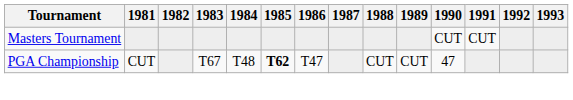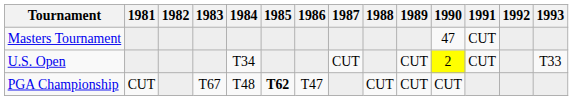(448, 38) CUT -> (448, 38) 47
+ row: (37, 61)
(448, 61) 47 -> (448, 84) CUT
